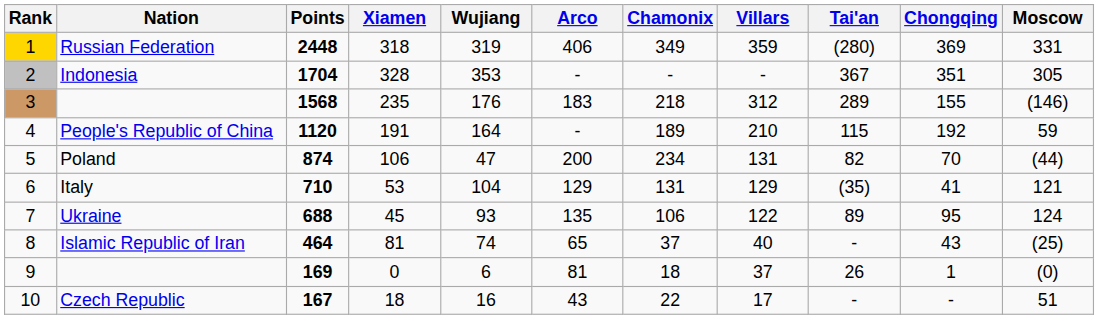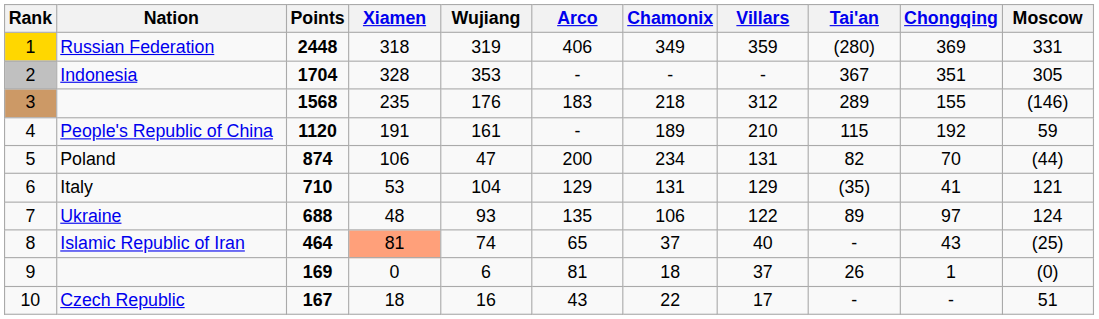(486, 131) 164 -> (486, 131) 161
(395, 215) 45 -> (395, 215) 48
(951, 215) 95 -> (951, 215) 97
(395, 243) no background -> (395, 243) lightsalmon background
